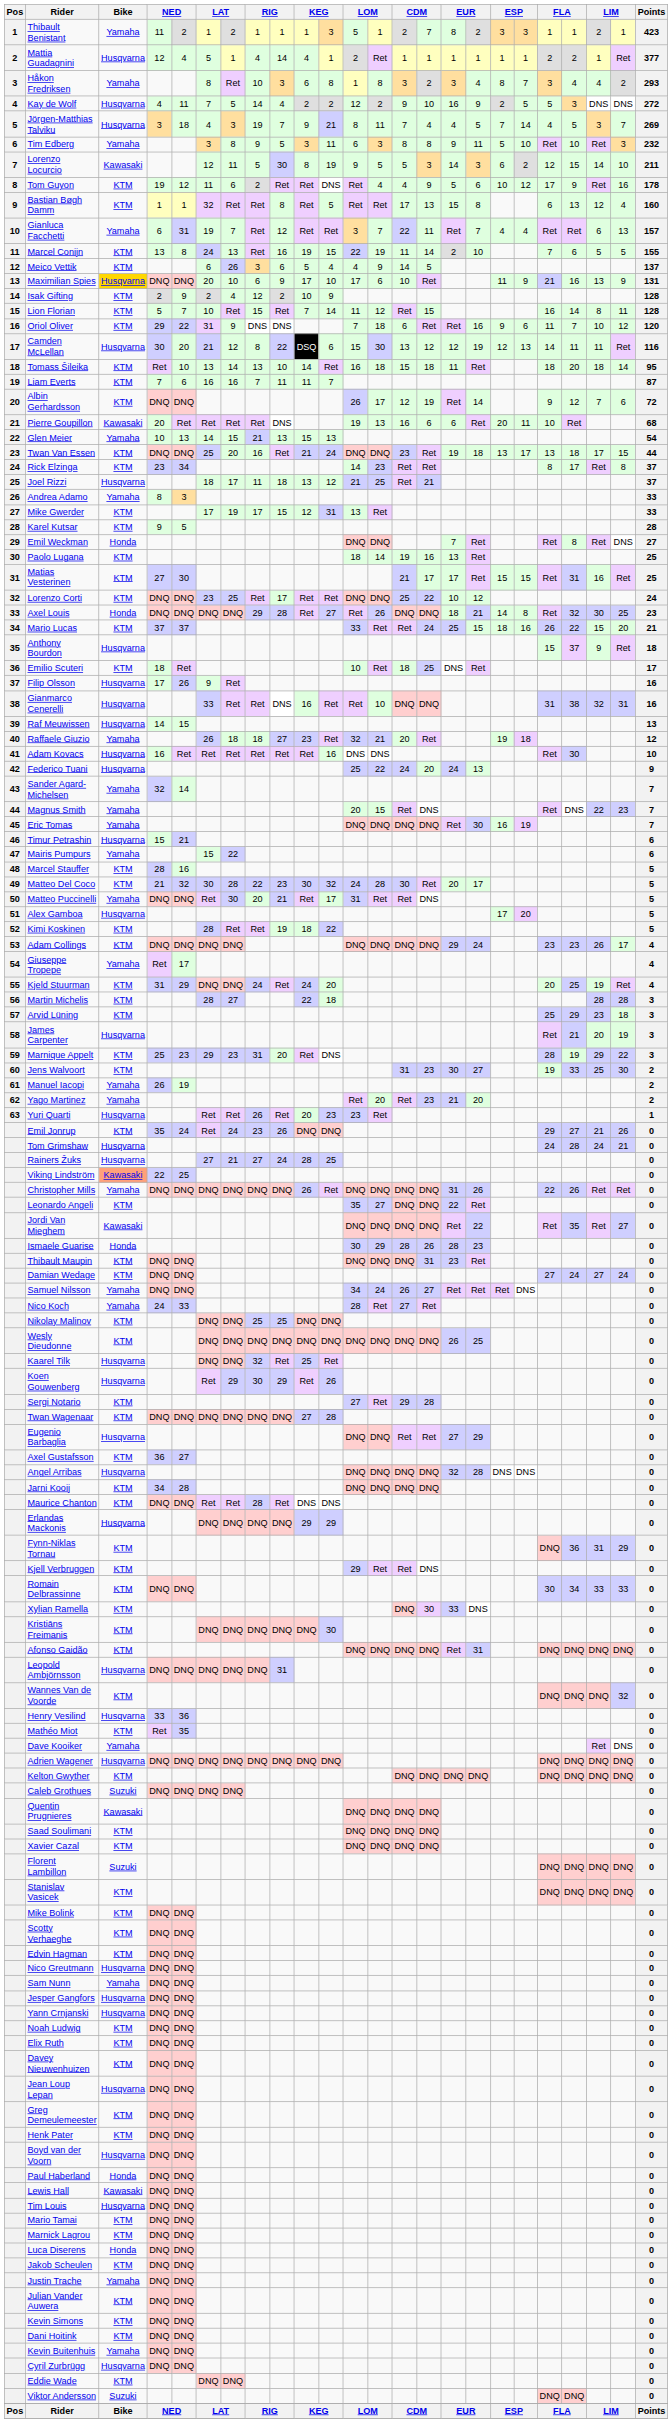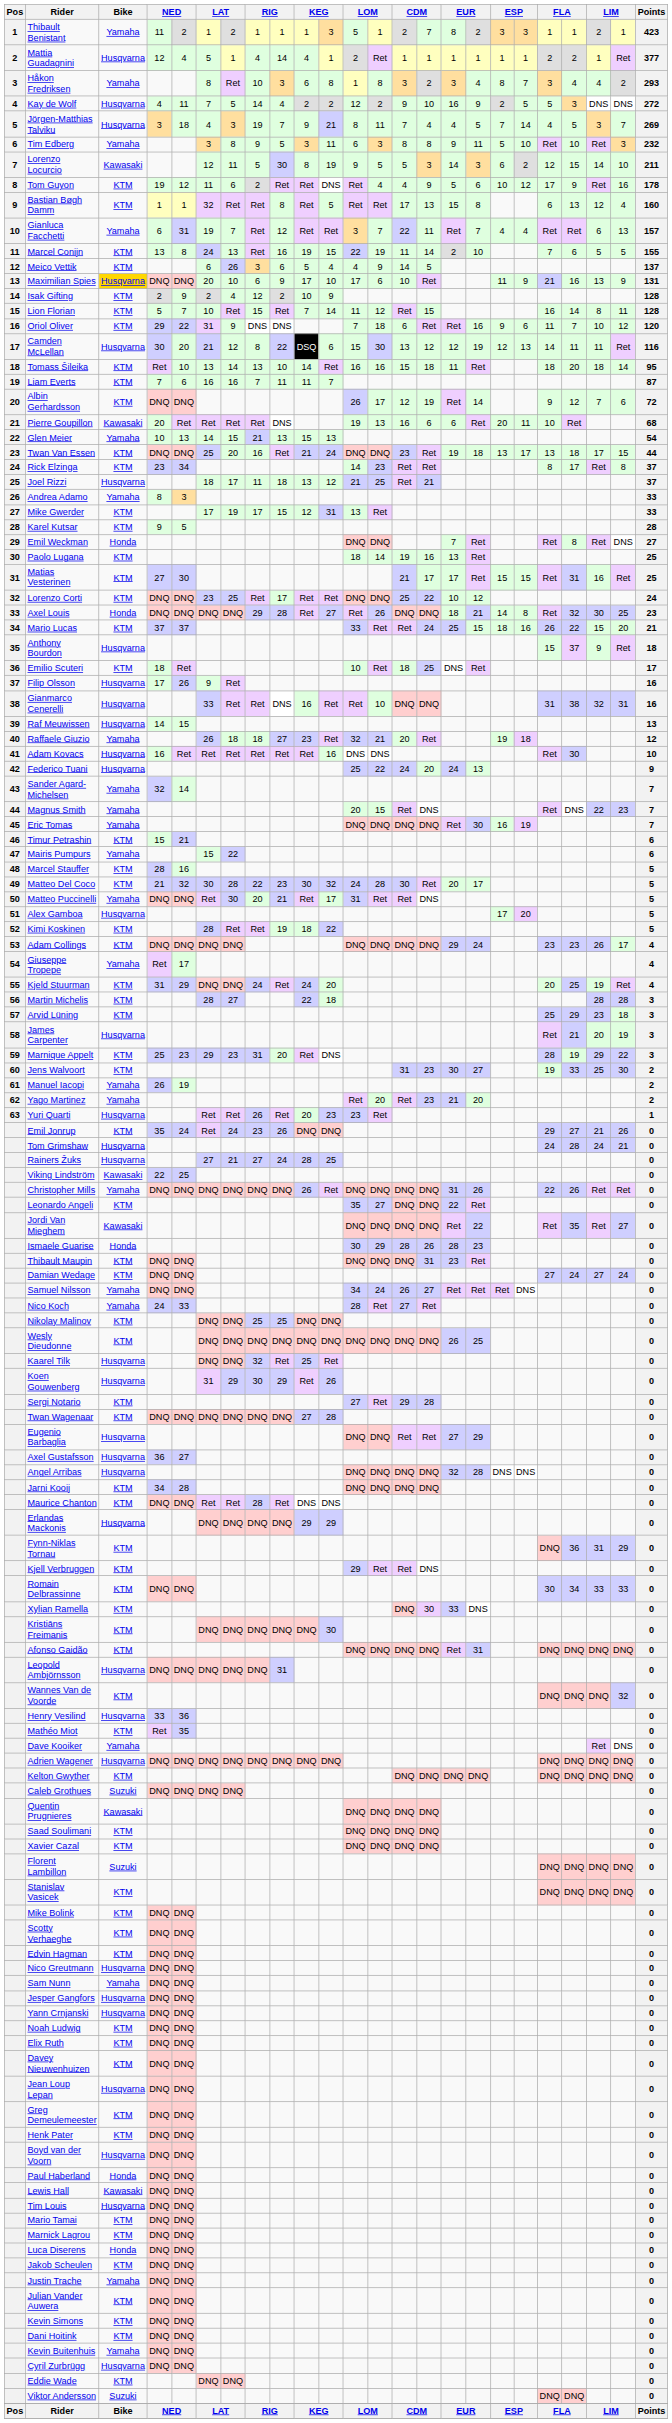(380, 366) 18 -> (380, 366) 16
(123, 839) Husqvarna -> (123, 839) KTM
(123, 1175) lightsalmon background -> (123, 1175) no background
(208, 1381) Ret -> (208, 1381) 31
(123, 1457) KTM -> (123, 1457) Husqvarna
